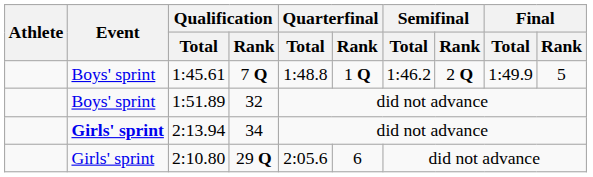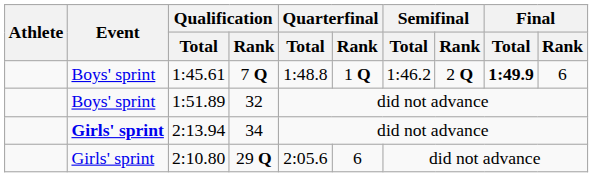(511, 74) normal -> (511, 74) bold
(561, 74) 5 -> (562, 74) 6
